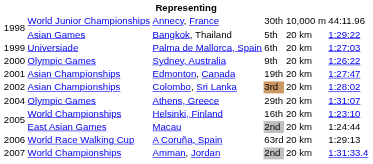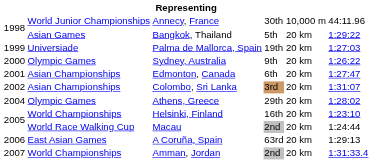(271, 48) 6th -> (274, 48) 19th
(274, 74) 19th -> (271, 74) 6th
(344, 87) 1:28:02 -> (344, 87) 1:31:07
(344, 100) 1:31:07 -> (344, 100) 1:28:02
(67, 127) East Asian Games -> (81, 127) World Race Walking Cup
(81, 140) World Race Walking Cup -> (67, 140) East Asian Games
